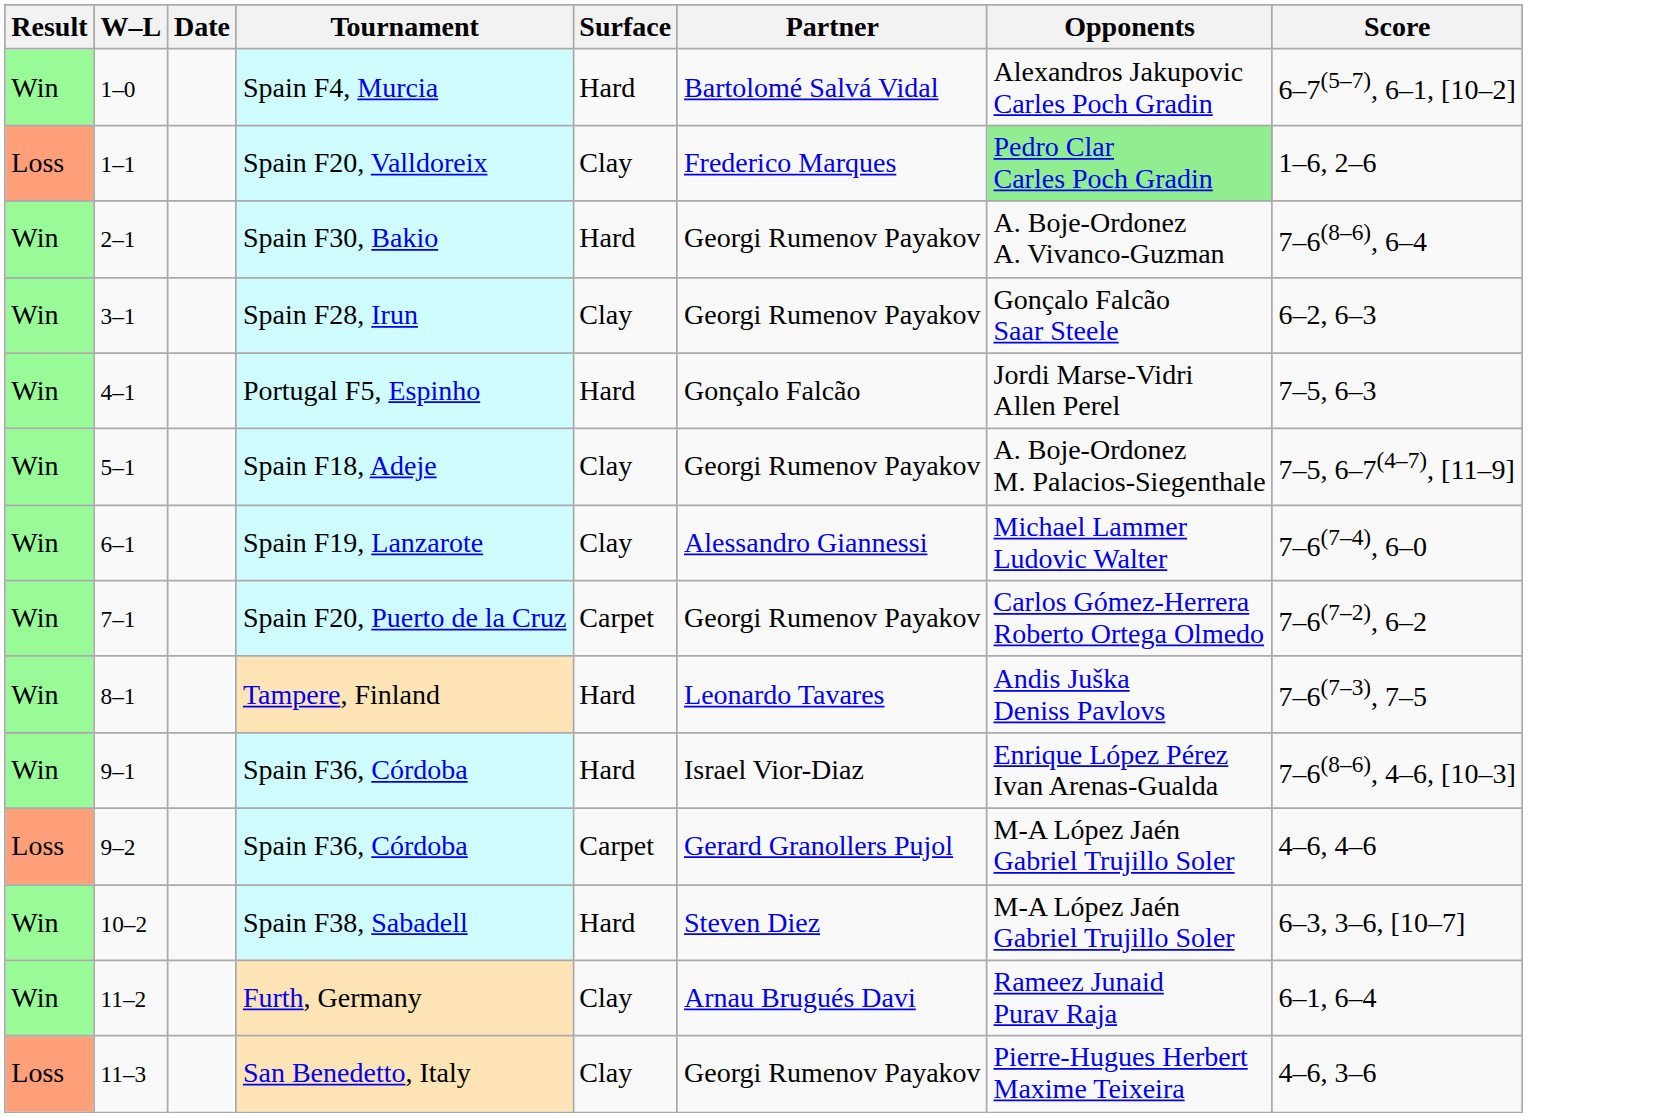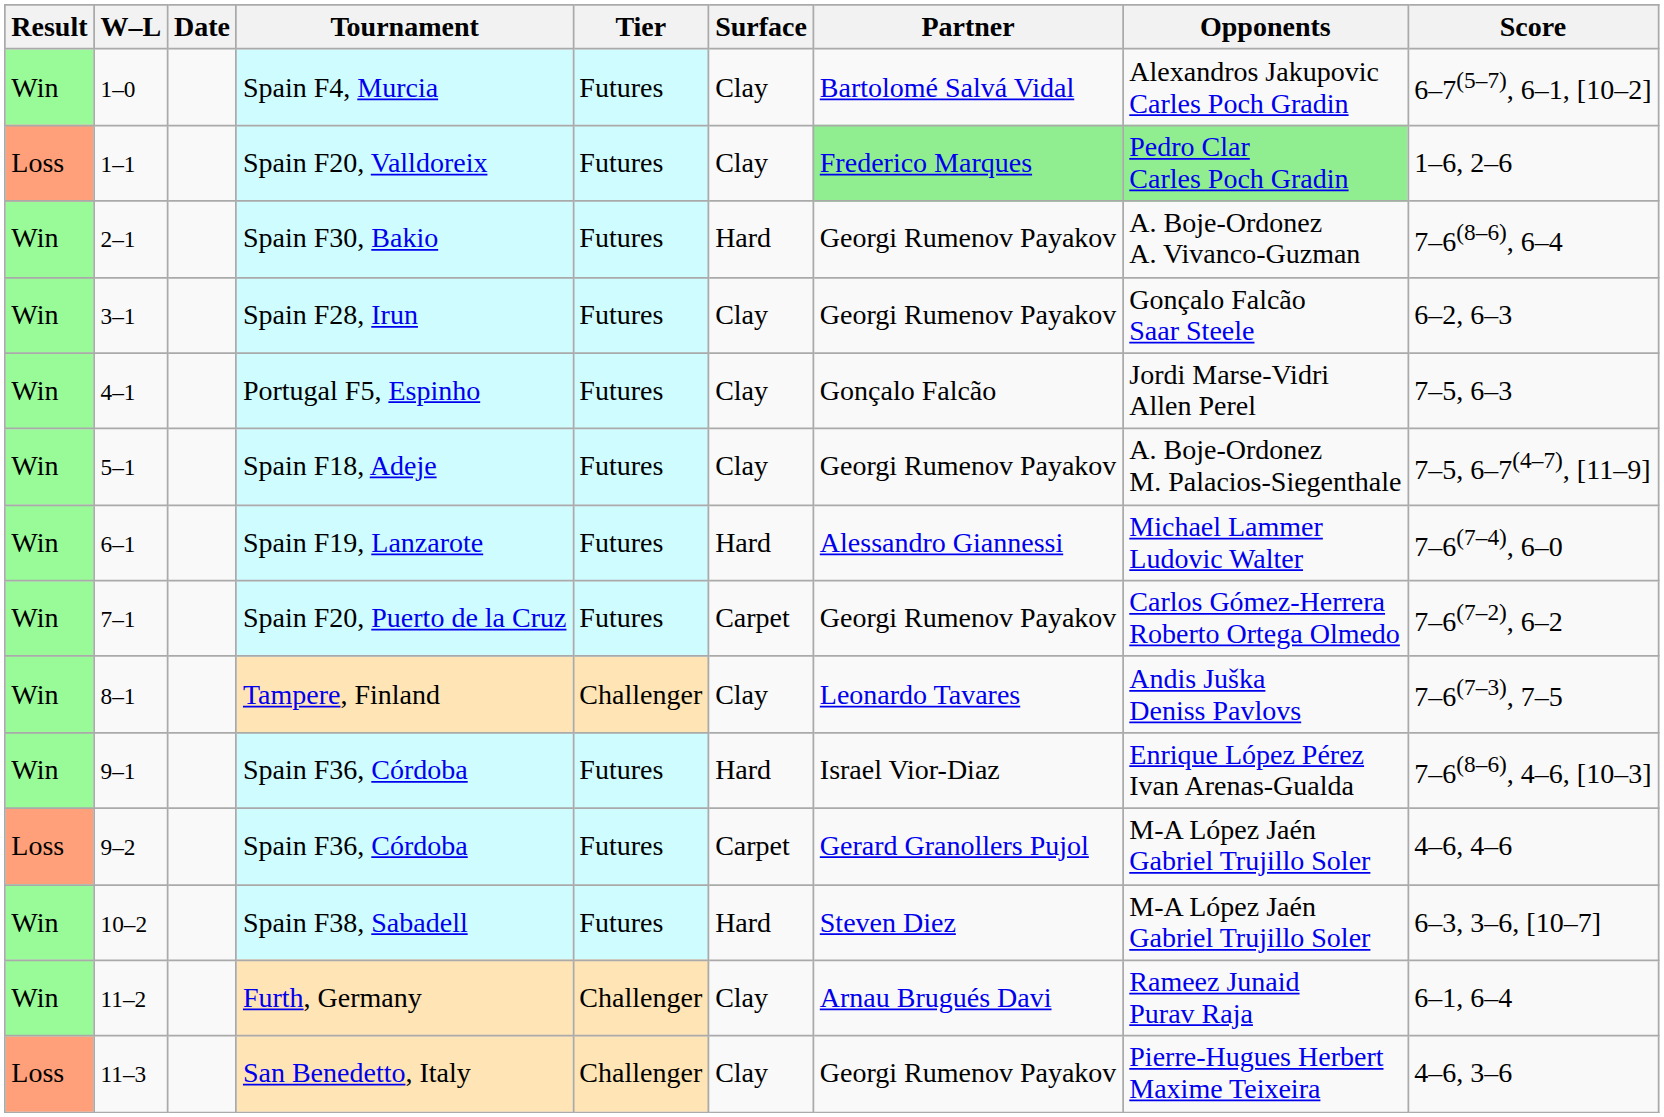+ column: (641, 26)
(607, 86) Hard -> (742, 86) Clay
(790, 162) no background -> (926, 162) lightgreen background
(607, 390) Hard -> (742, 390) Clay
(606, 542) Clay -> (743, 542) Hard
(607, 694) Hard -> (742, 694) Clay
